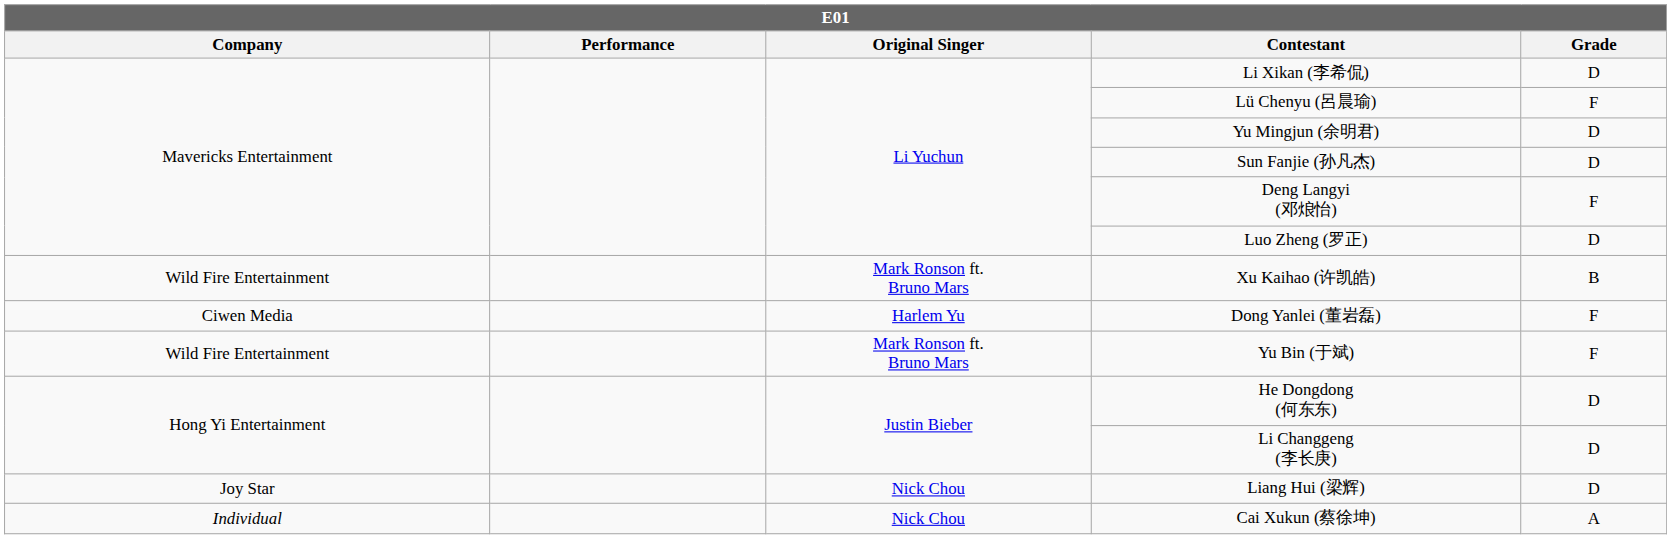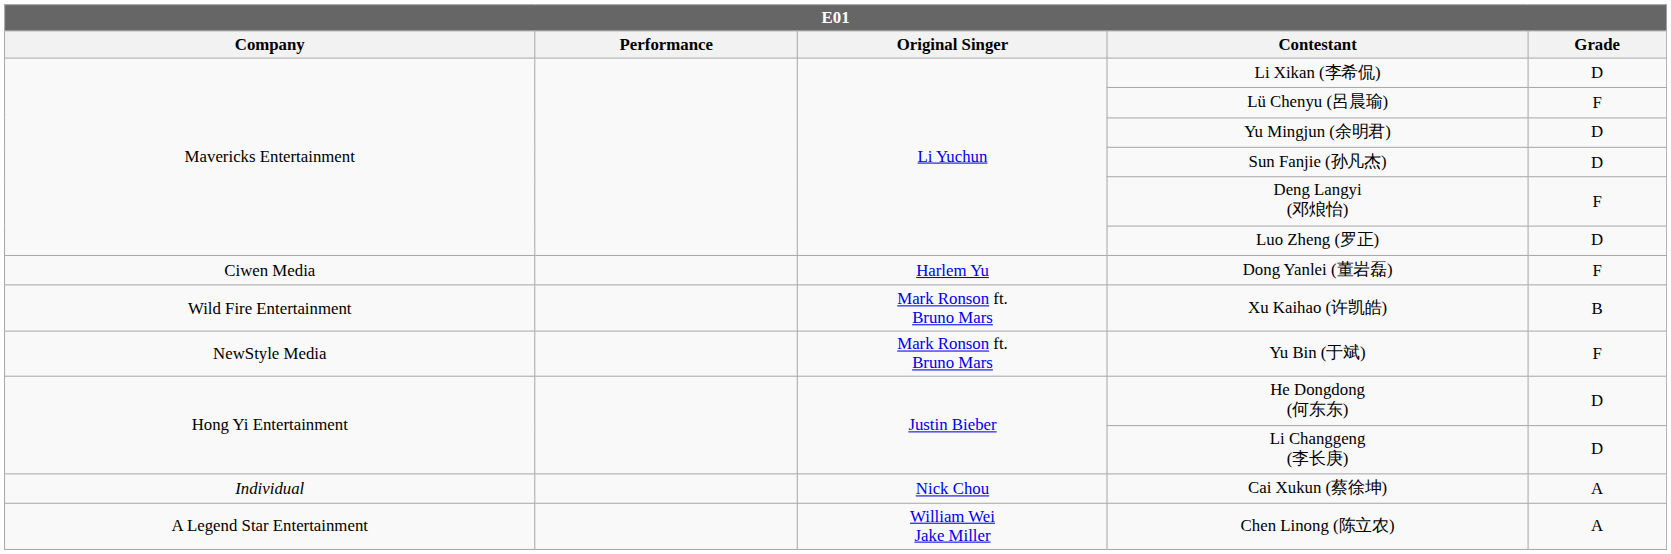rows swapped: (1306, 315) <-> (1306, 277)
(247, 353) Wild Fire Entertainment -> (270, 353) NewStyle Media
- row: (1306, 488)
+ row: (1318, 525)
